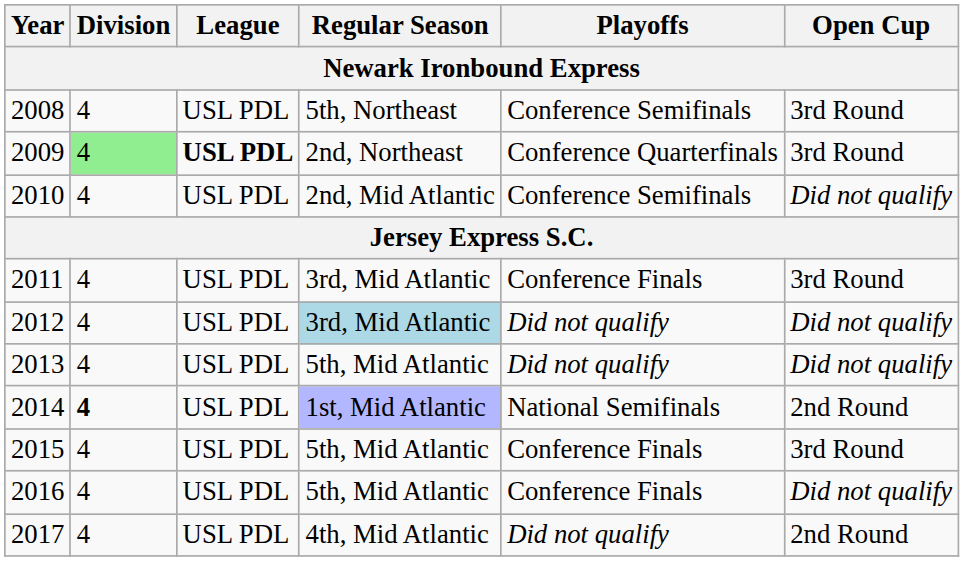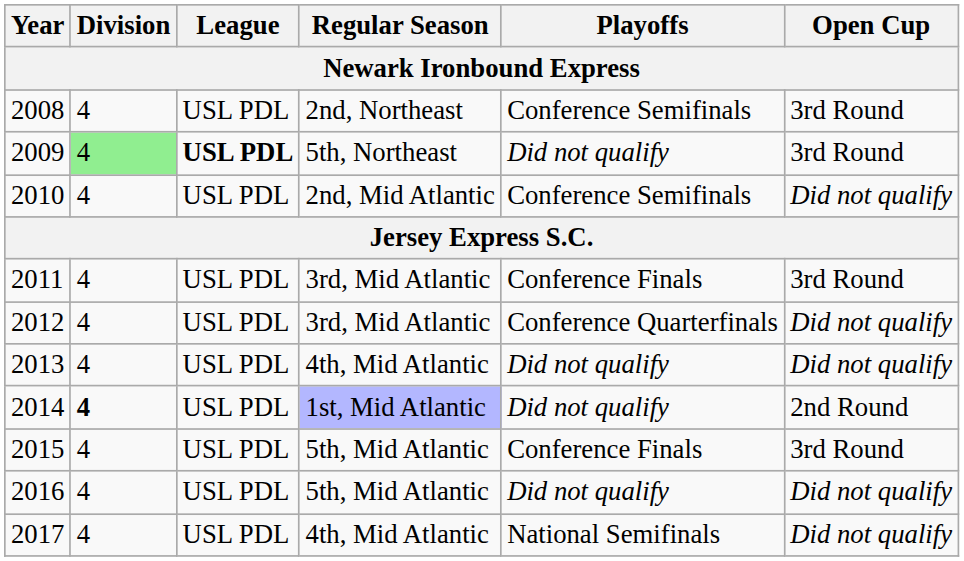(381, 110) 5th, Northeast -> (384, 110) 2nd, Northeast
(384, 152) 2nd, Northeast -> (381, 152) 5th, Northeast
(643, 152) Conference Quarterfinals -> (588, 152) Did not qualify
(398, 322) lightblue background -> (398, 322) no background
(588, 322) Did not qualify -> (643, 322) Conference Quarterfinals
(397, 364) 5th, Mid Atlantic -> (397, 364) 4th, Mid Atlantic
(614, 407) National Semifinals -> (588, 407) Did not qualify
(605, 491) Conference Finals -> (588, 491) Did not qualify
(588, 534) Did not qualify -> (614, 534) National Semifinals
(849, 534) 2nd Round -> (871, 534) Did not qualify
